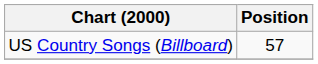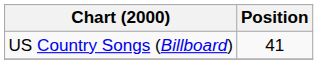(275, 45) 57 -> (275, 45) 41
